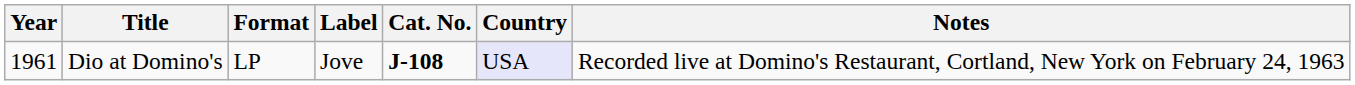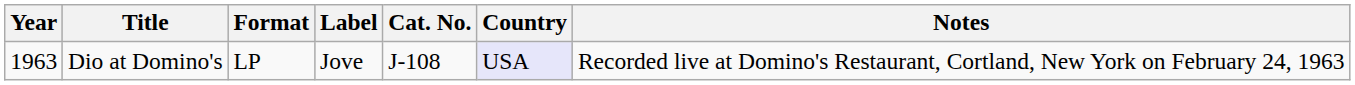(34, 60) 1961 -> (34, 60) 1963
(416, 60) bold -> (414, 60) normal
